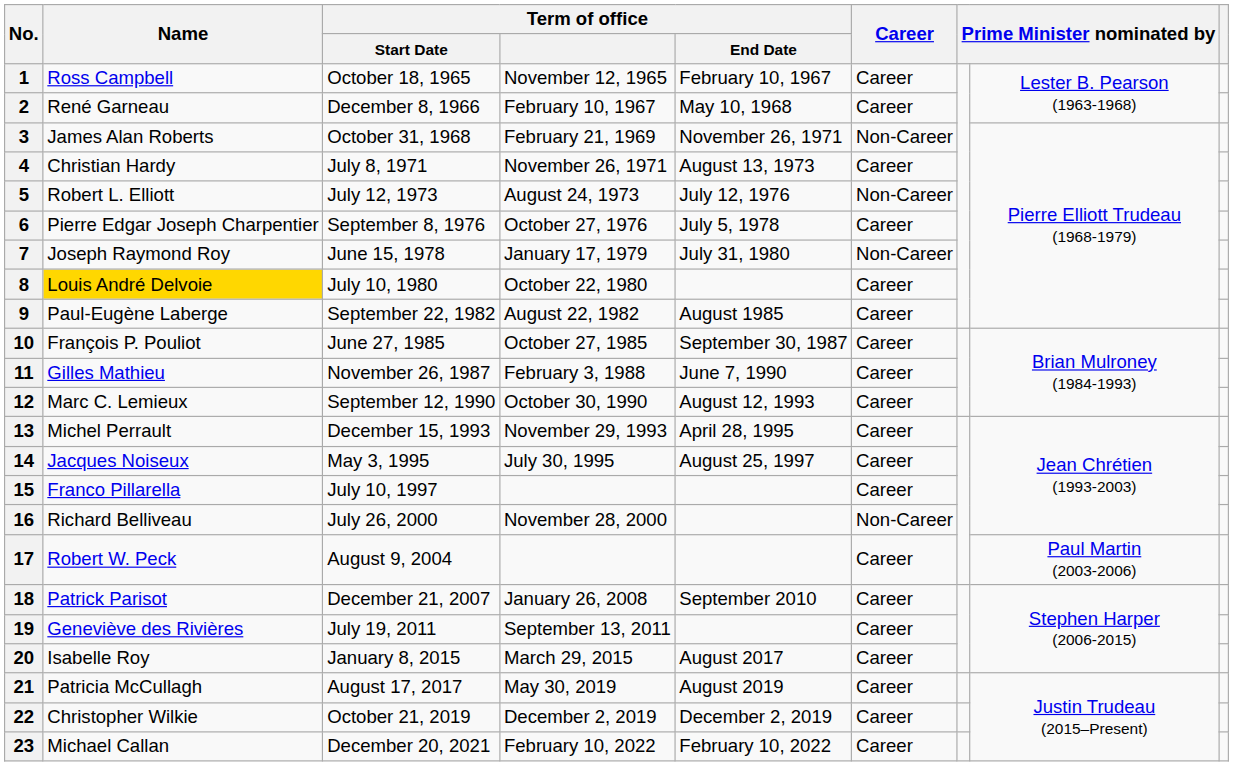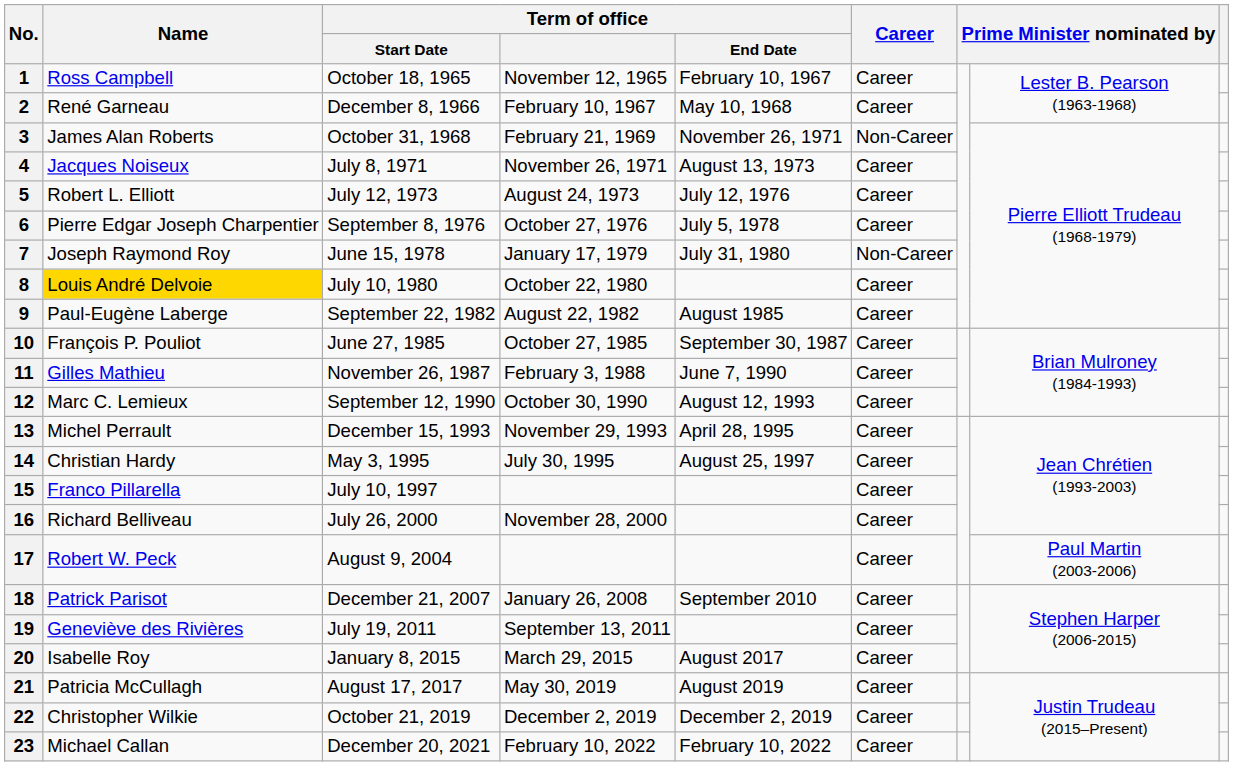(111, 166) Christian Hardy -> (118, 166) Jacques Noiseux
(905, 195) Non-Career -> (884, 195) Career
(118, 460) Jacques Noiseux -> (111, 460) Christian Hardy
(905, 519) Non-Career -> (884, 519) Career
